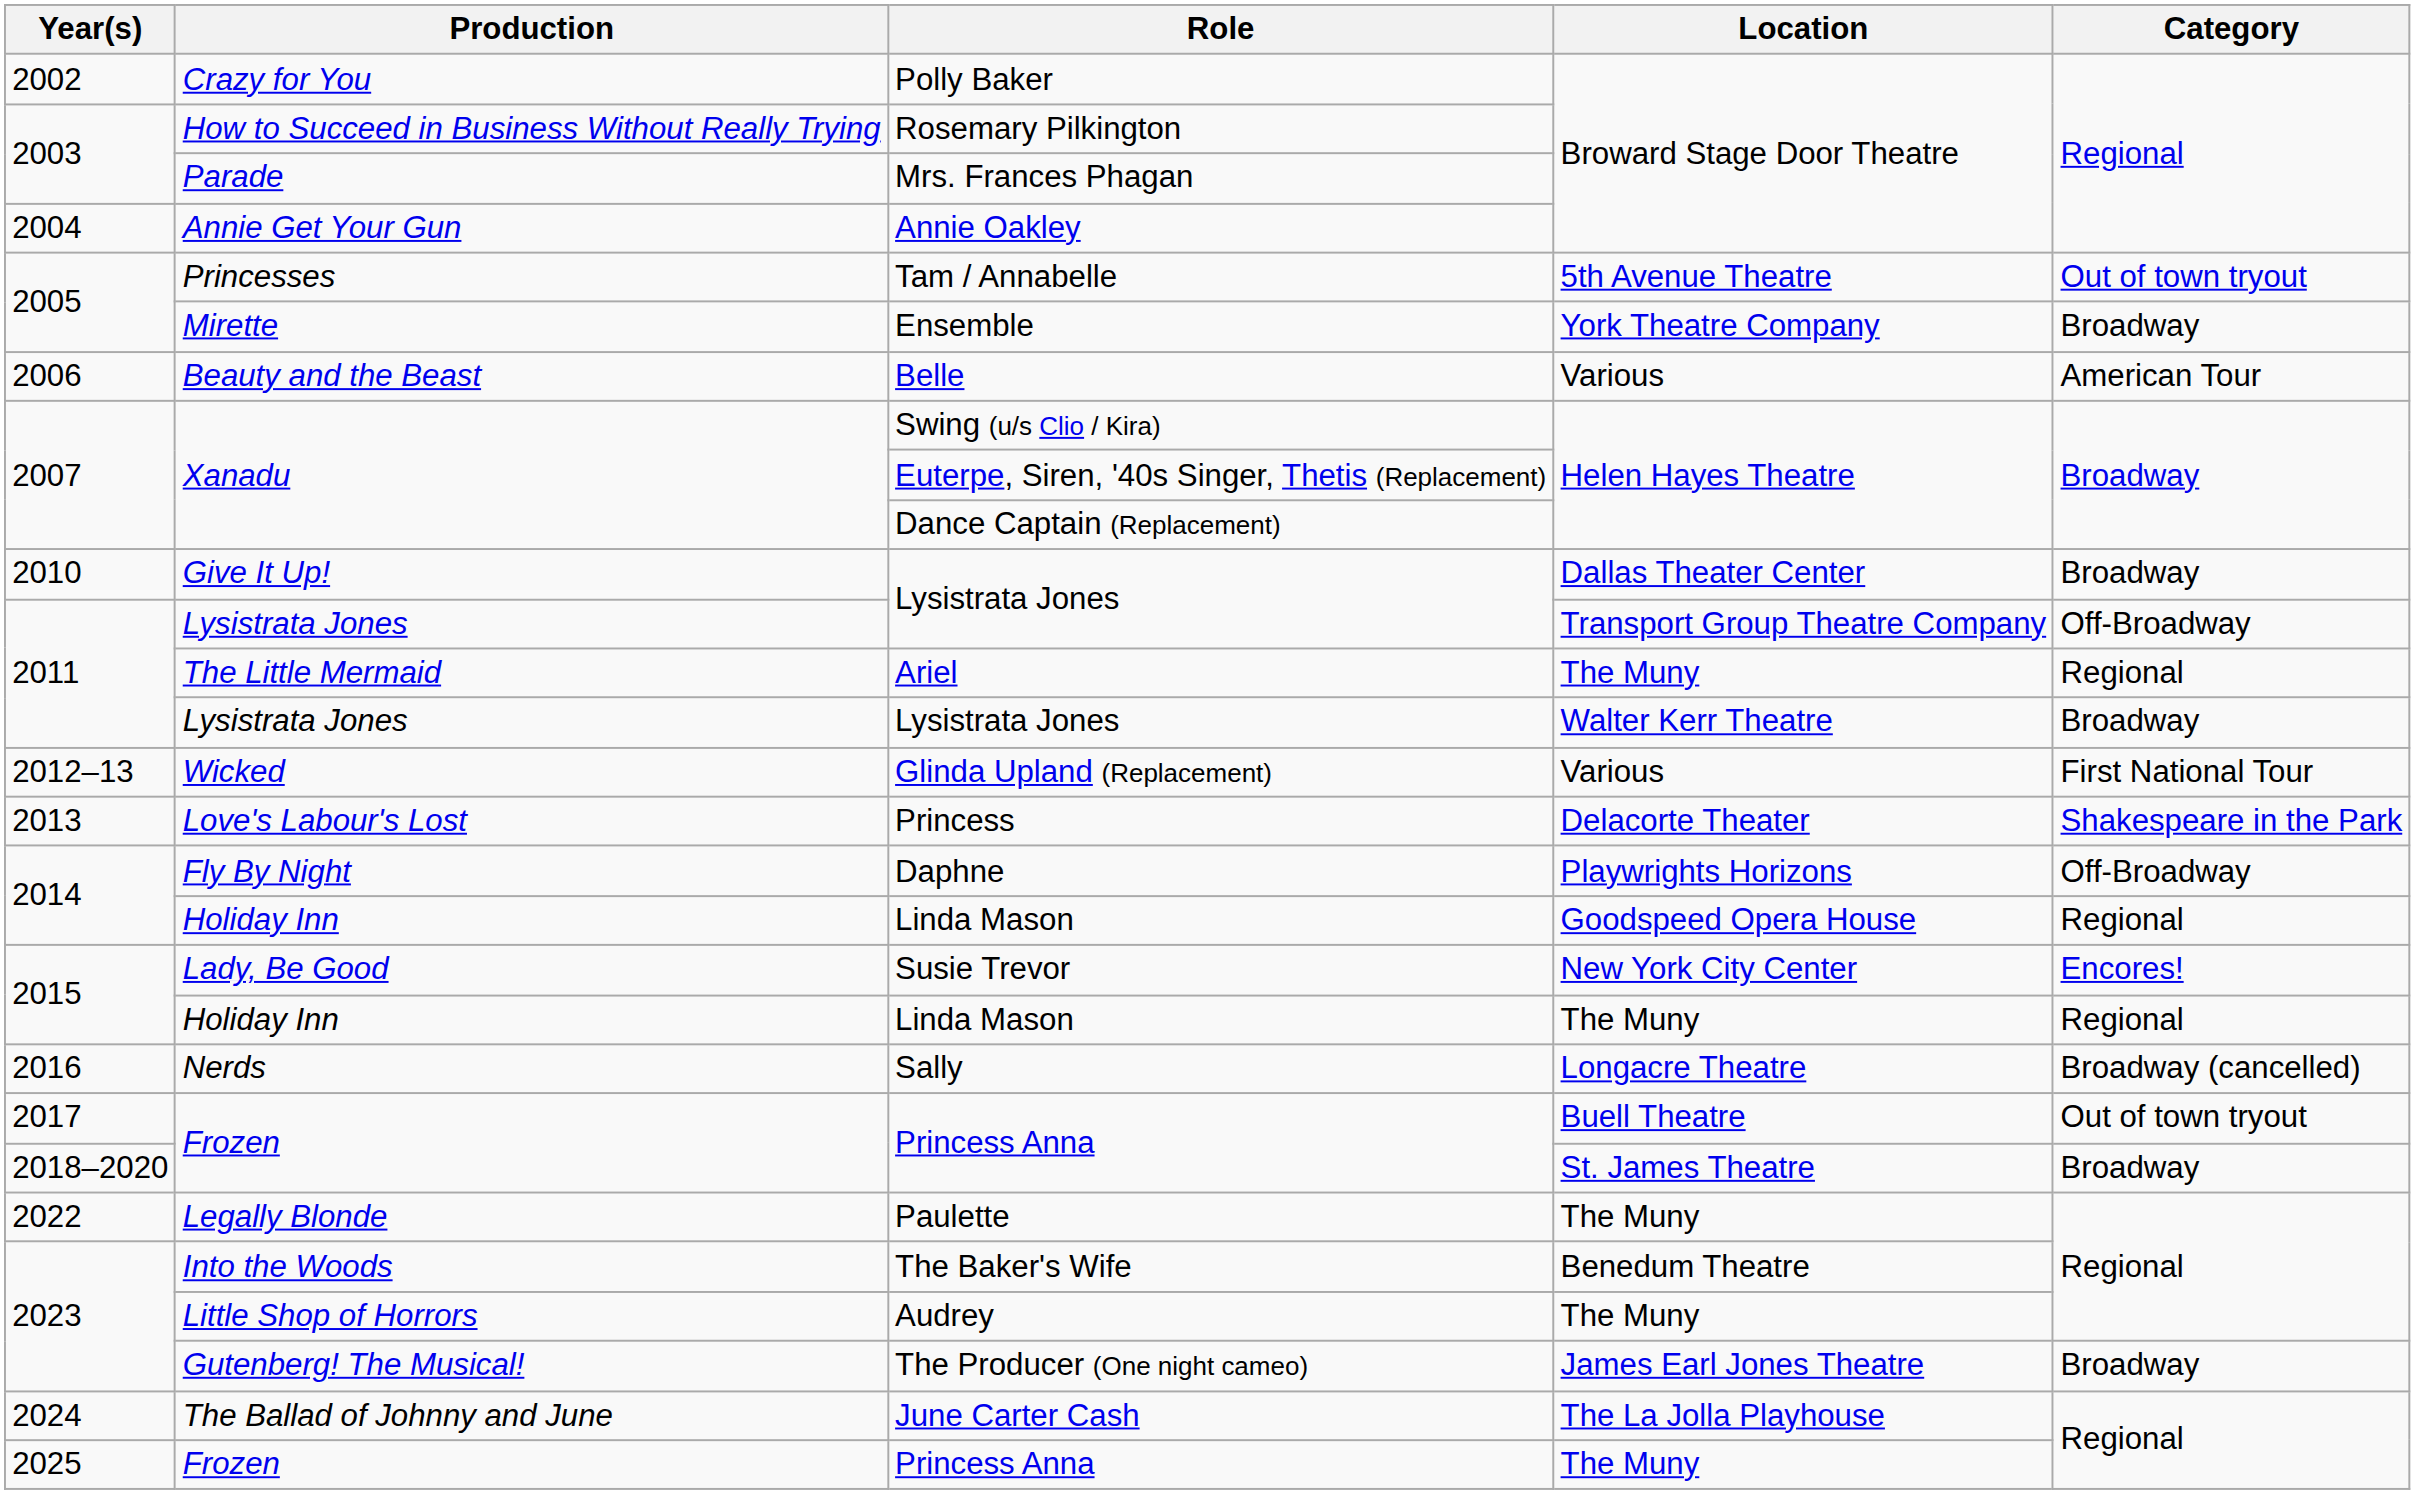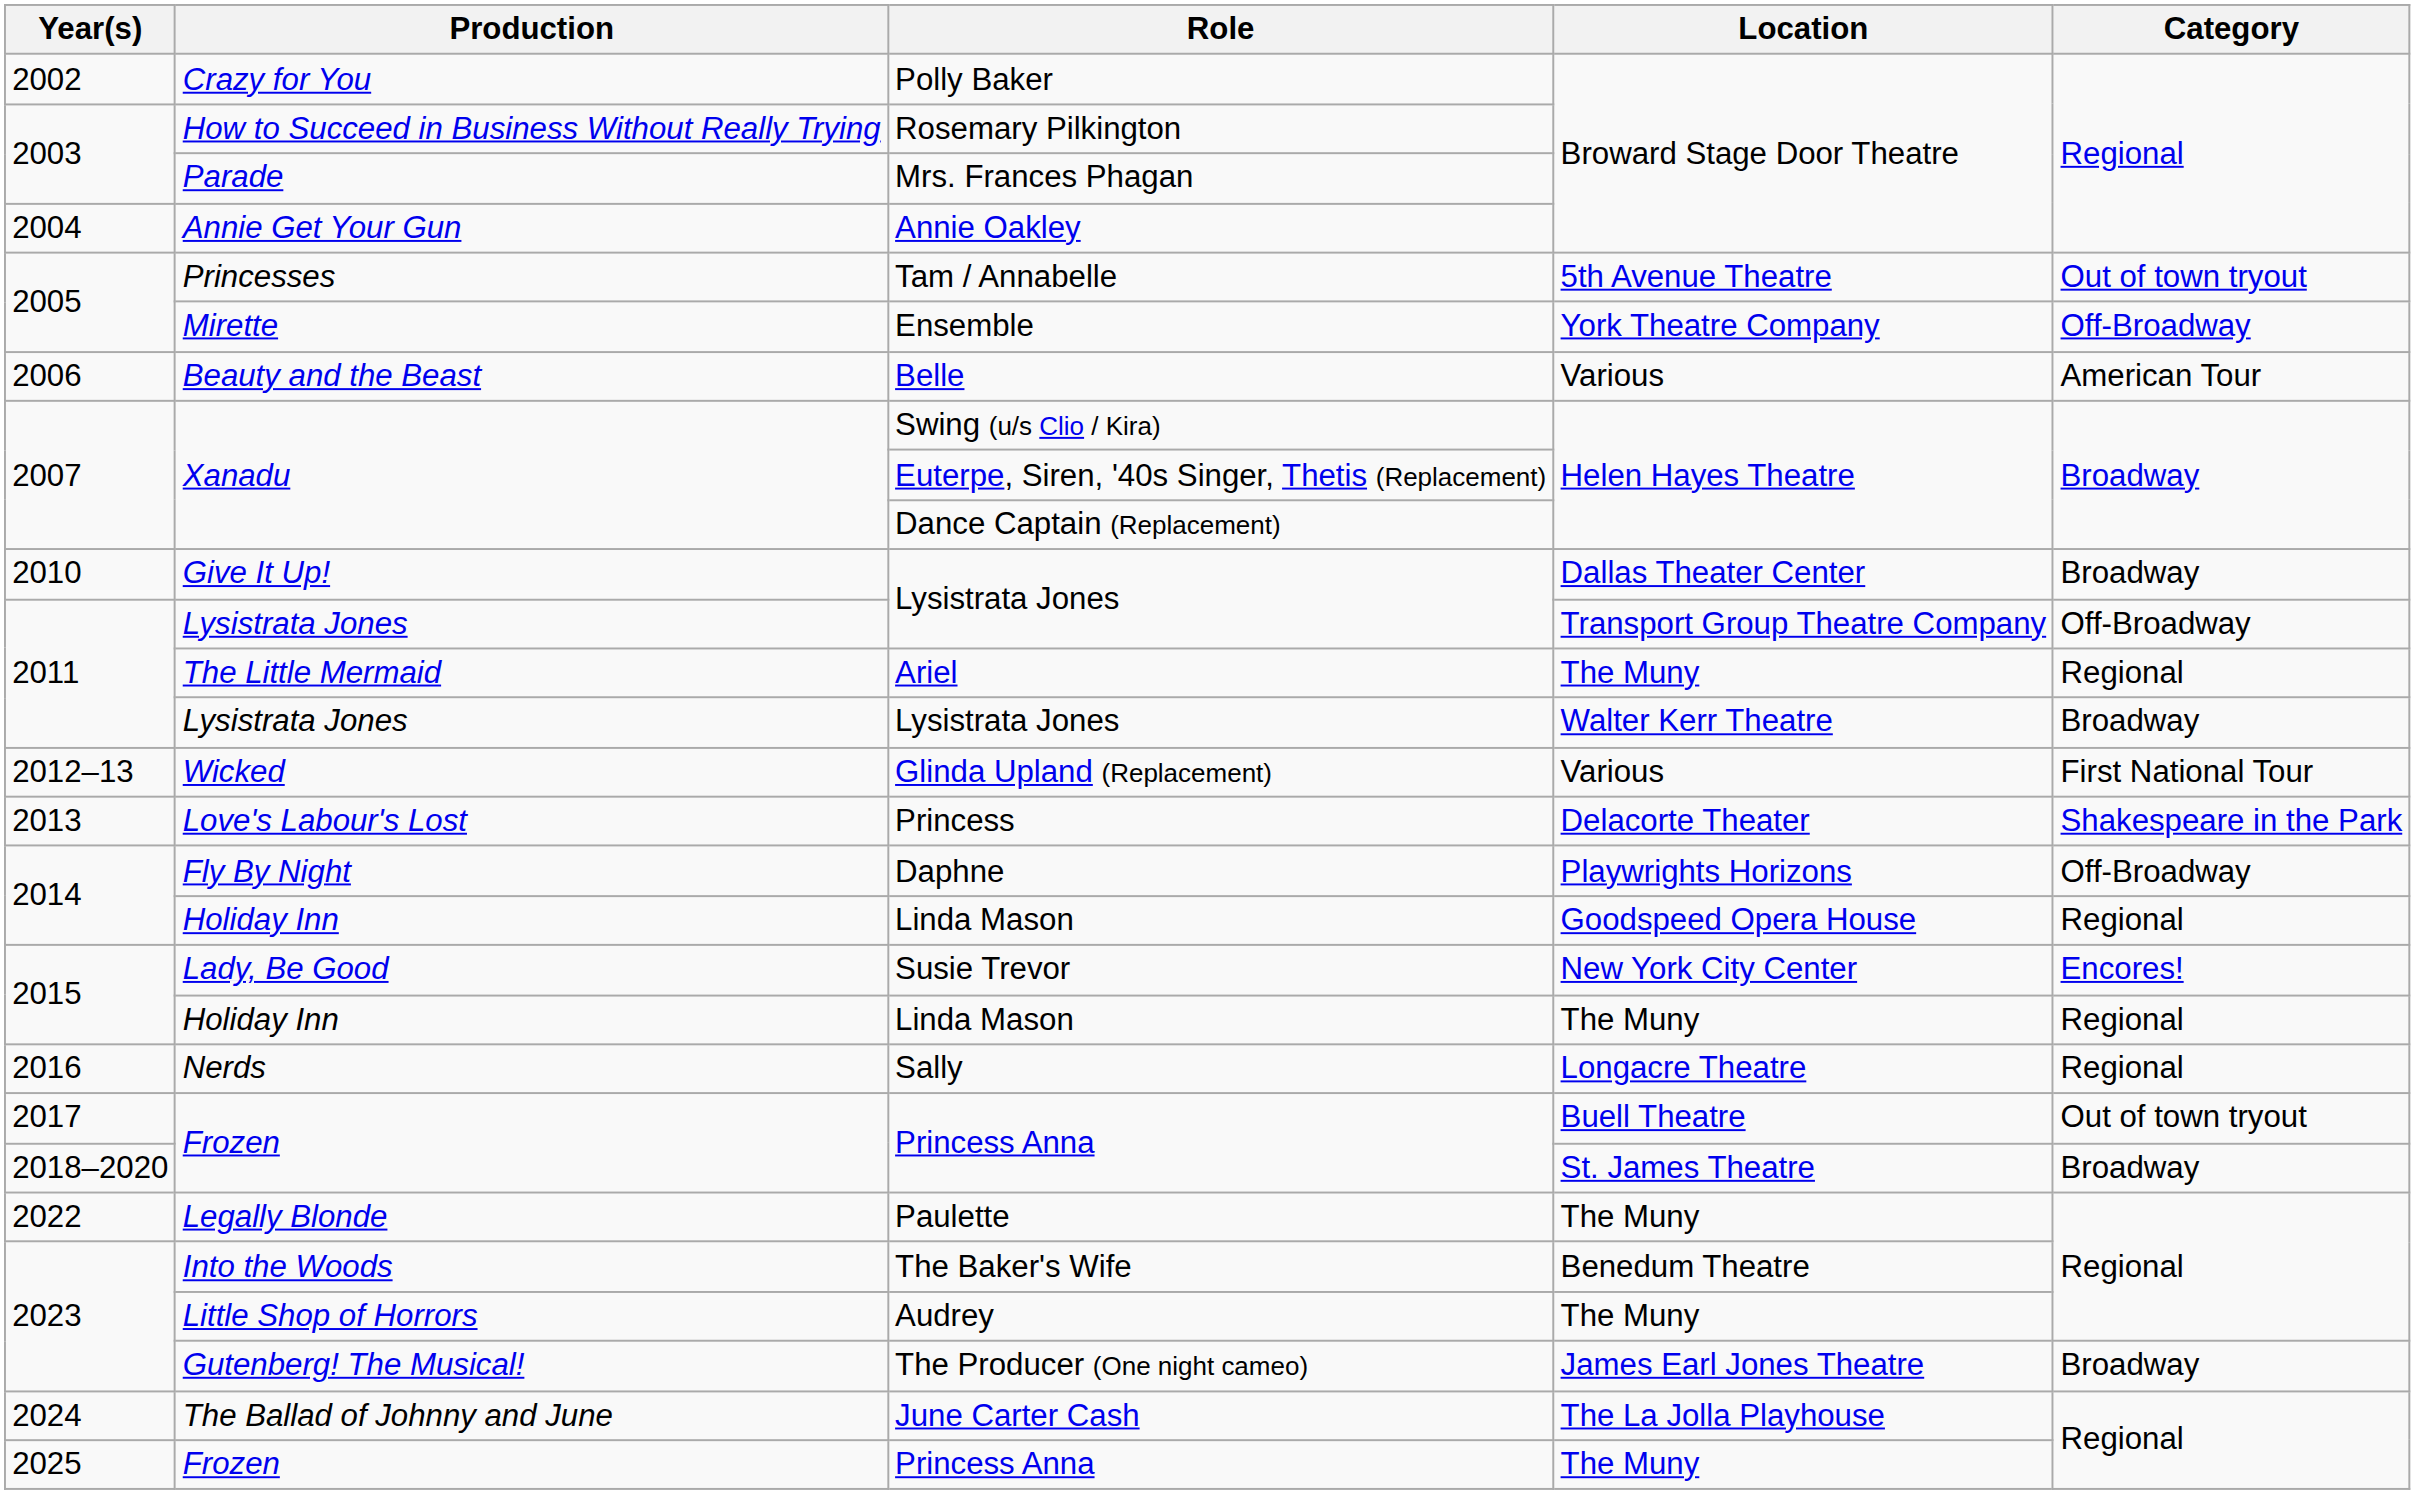(2130, 326) Broadway -> (2156, 326) Off-Broadway
(2211, 1068) Broadway (cancelled) -> (2122, 1068) Regional
